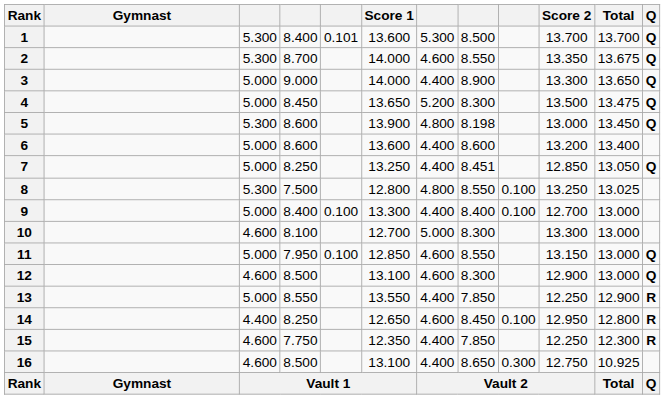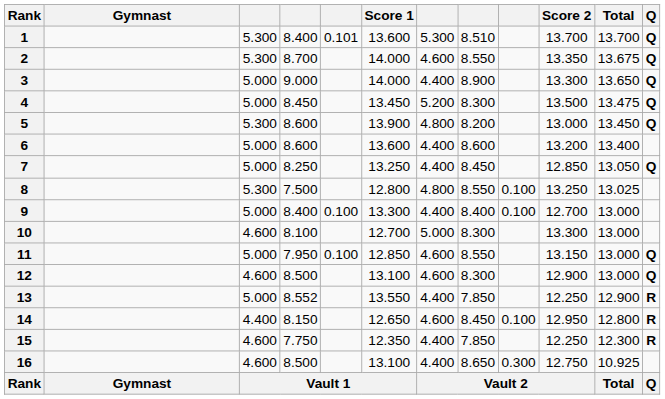(478, 37) 8.500 -> (478, 37) 8.510
(389, 102) 13.650 -> (389, 102) 13.450
(478, 124) 8.198 -> (478, 124) 8.200
(478, 167) 8.451 -> (478, 167) 8.450
(300, 297) 8.550 -> (300, 297) 8.552
(300, 319) 8.250 -> (300, 319) 8.150
